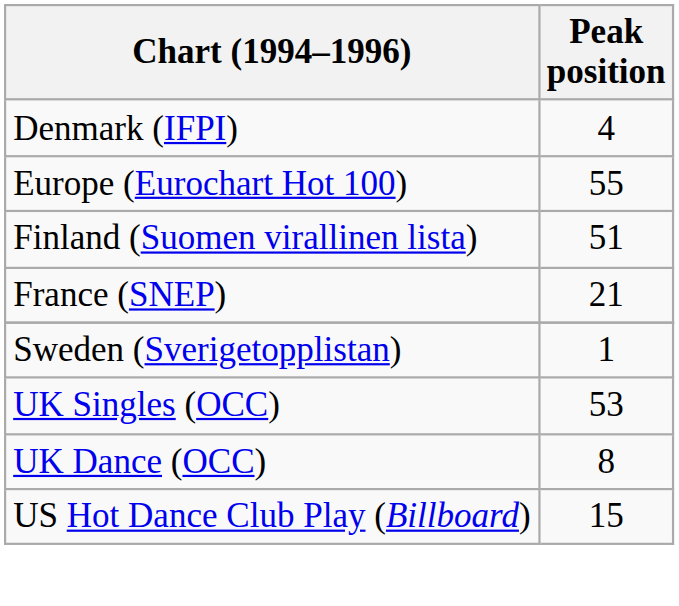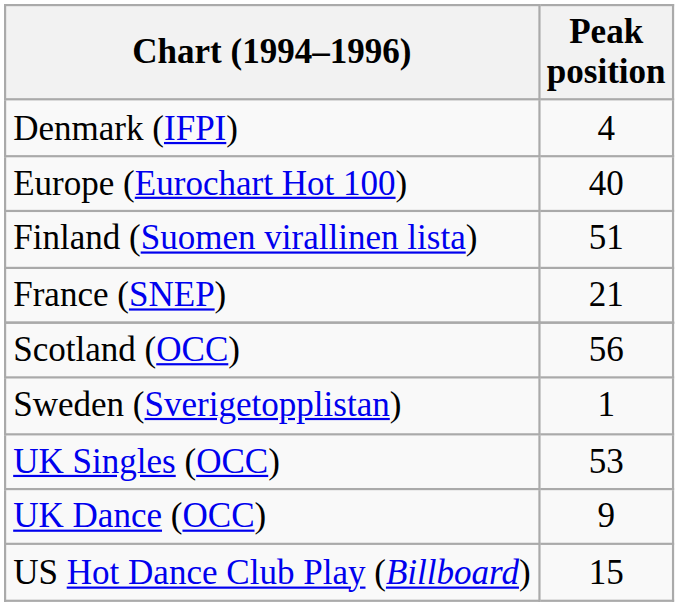(606, 182) 55 -> (606, 182) 40
+ row: (127, 349)
(606, 460) 8 -> (606, 516) 9
